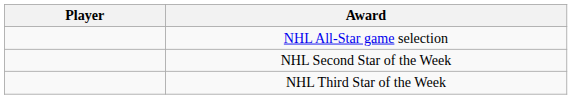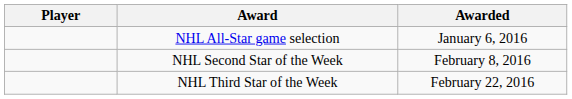+ column: (482, 15)
